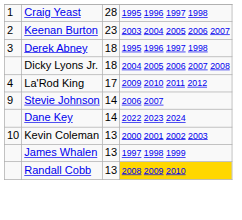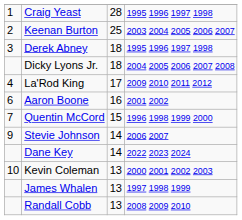(111, 30) 23 -> (116, 30) 25
+ row: (56, 100)
+ row: (64, 118)
(154, 171) gold background -> (159, 206) no background
